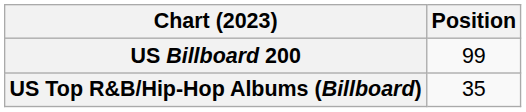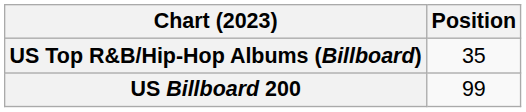rows swapped: (216, 55) <-> (216, 89)
